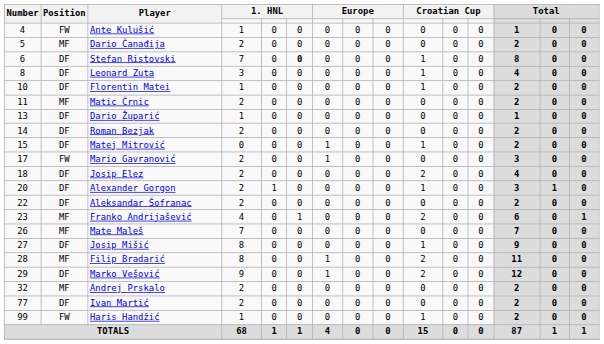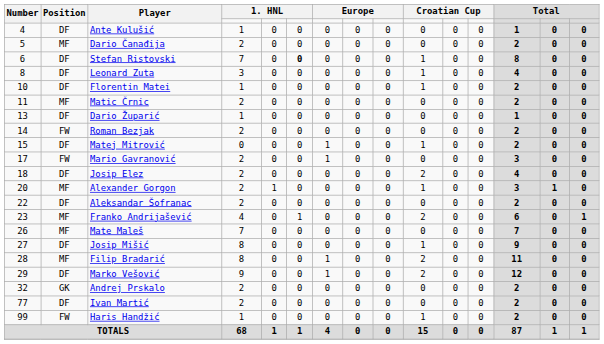(64, 31) FW -> (64, 31) DF
(64, 131) DF -> (64, 131) FW
(64, 188) DF -> (64, 188) MF
(64, 289) MF -> (64, 289) GK
